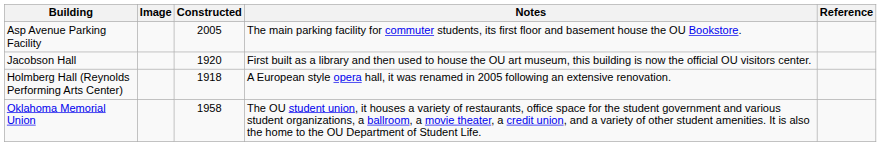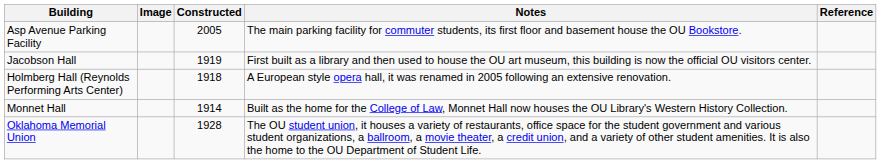(209, 60) 1920 -> (209, 60) 1919
+ row: (36, 108)
(209, 108) 1958 -> (209, 125) 1928
